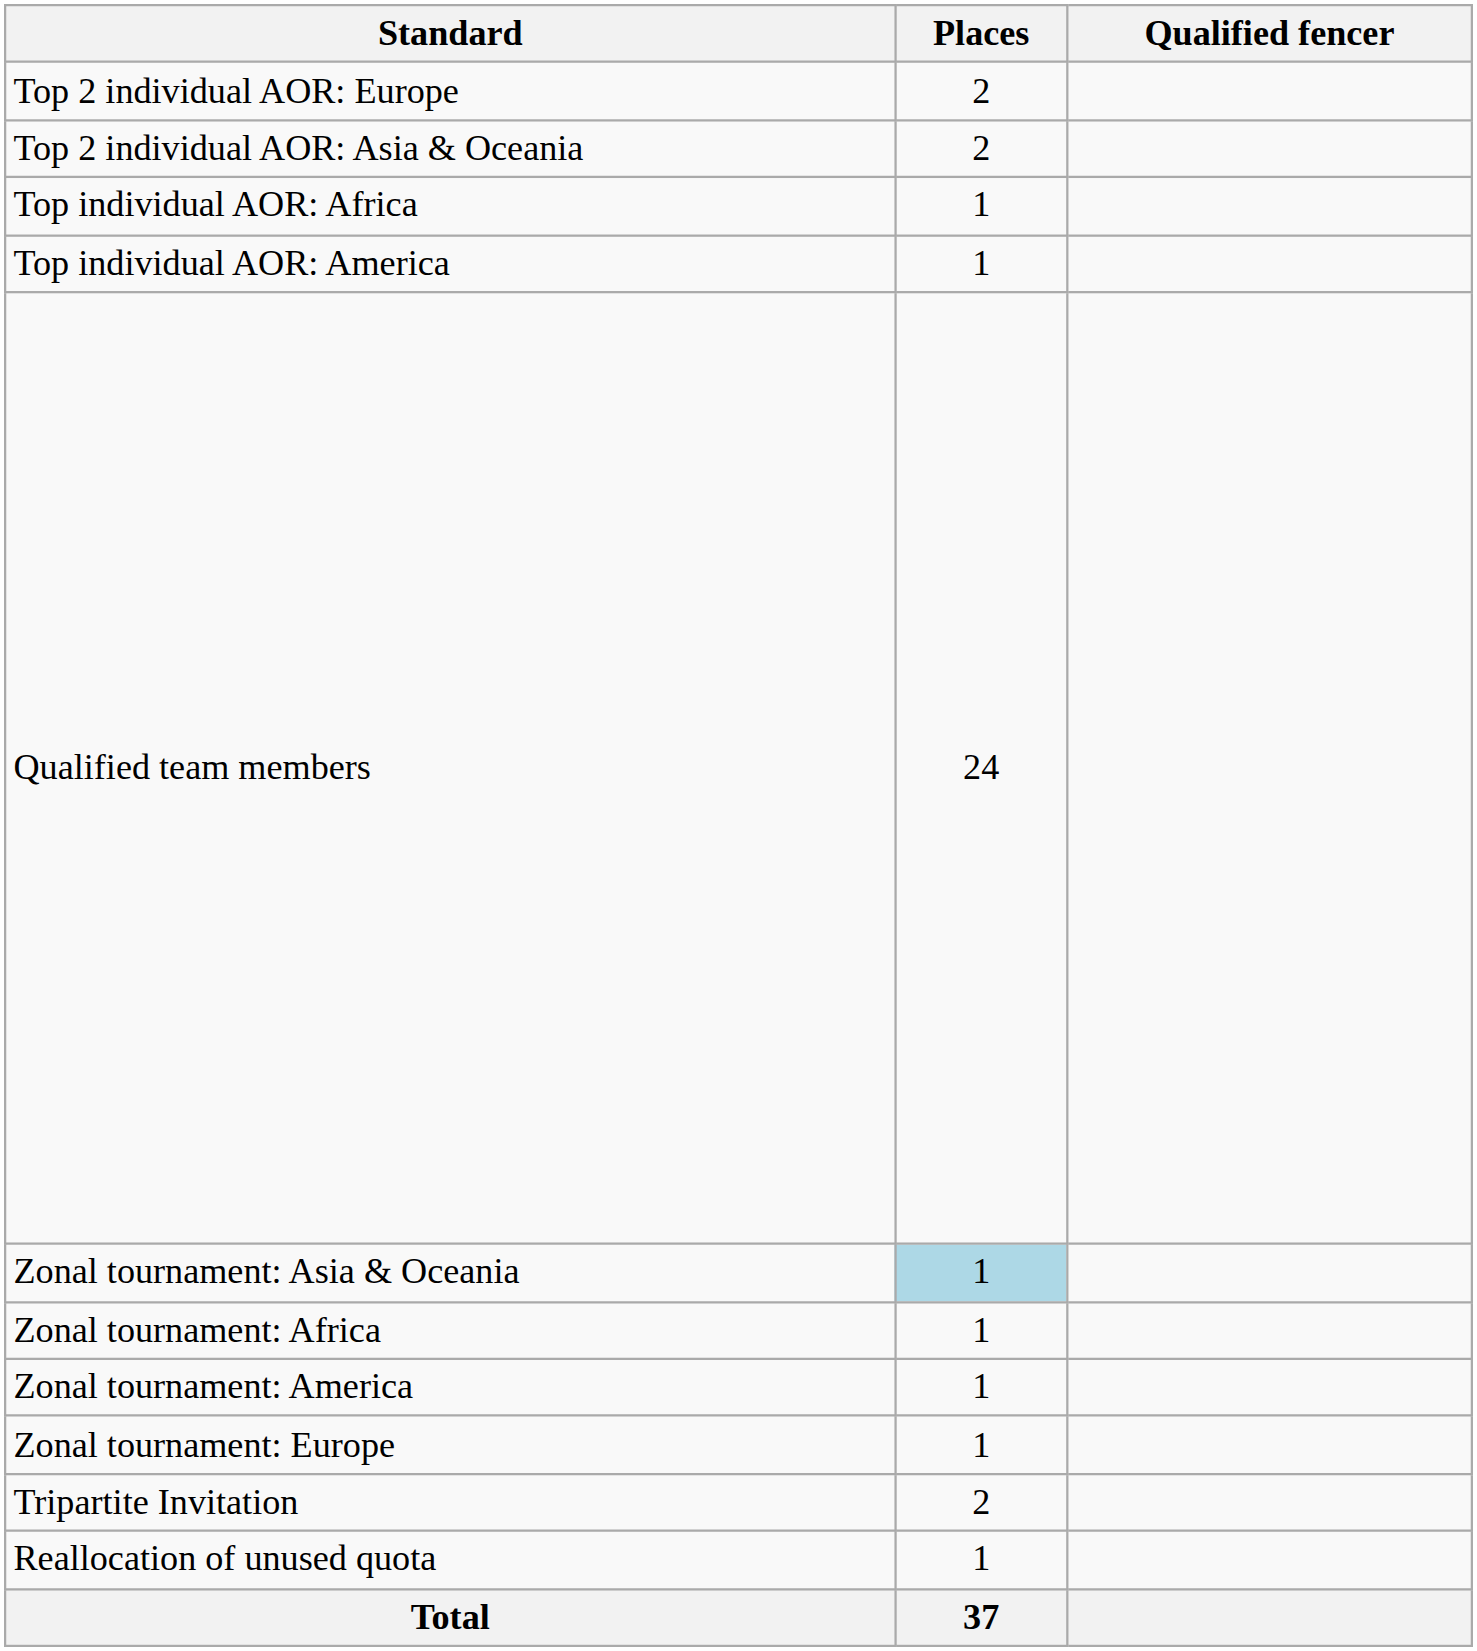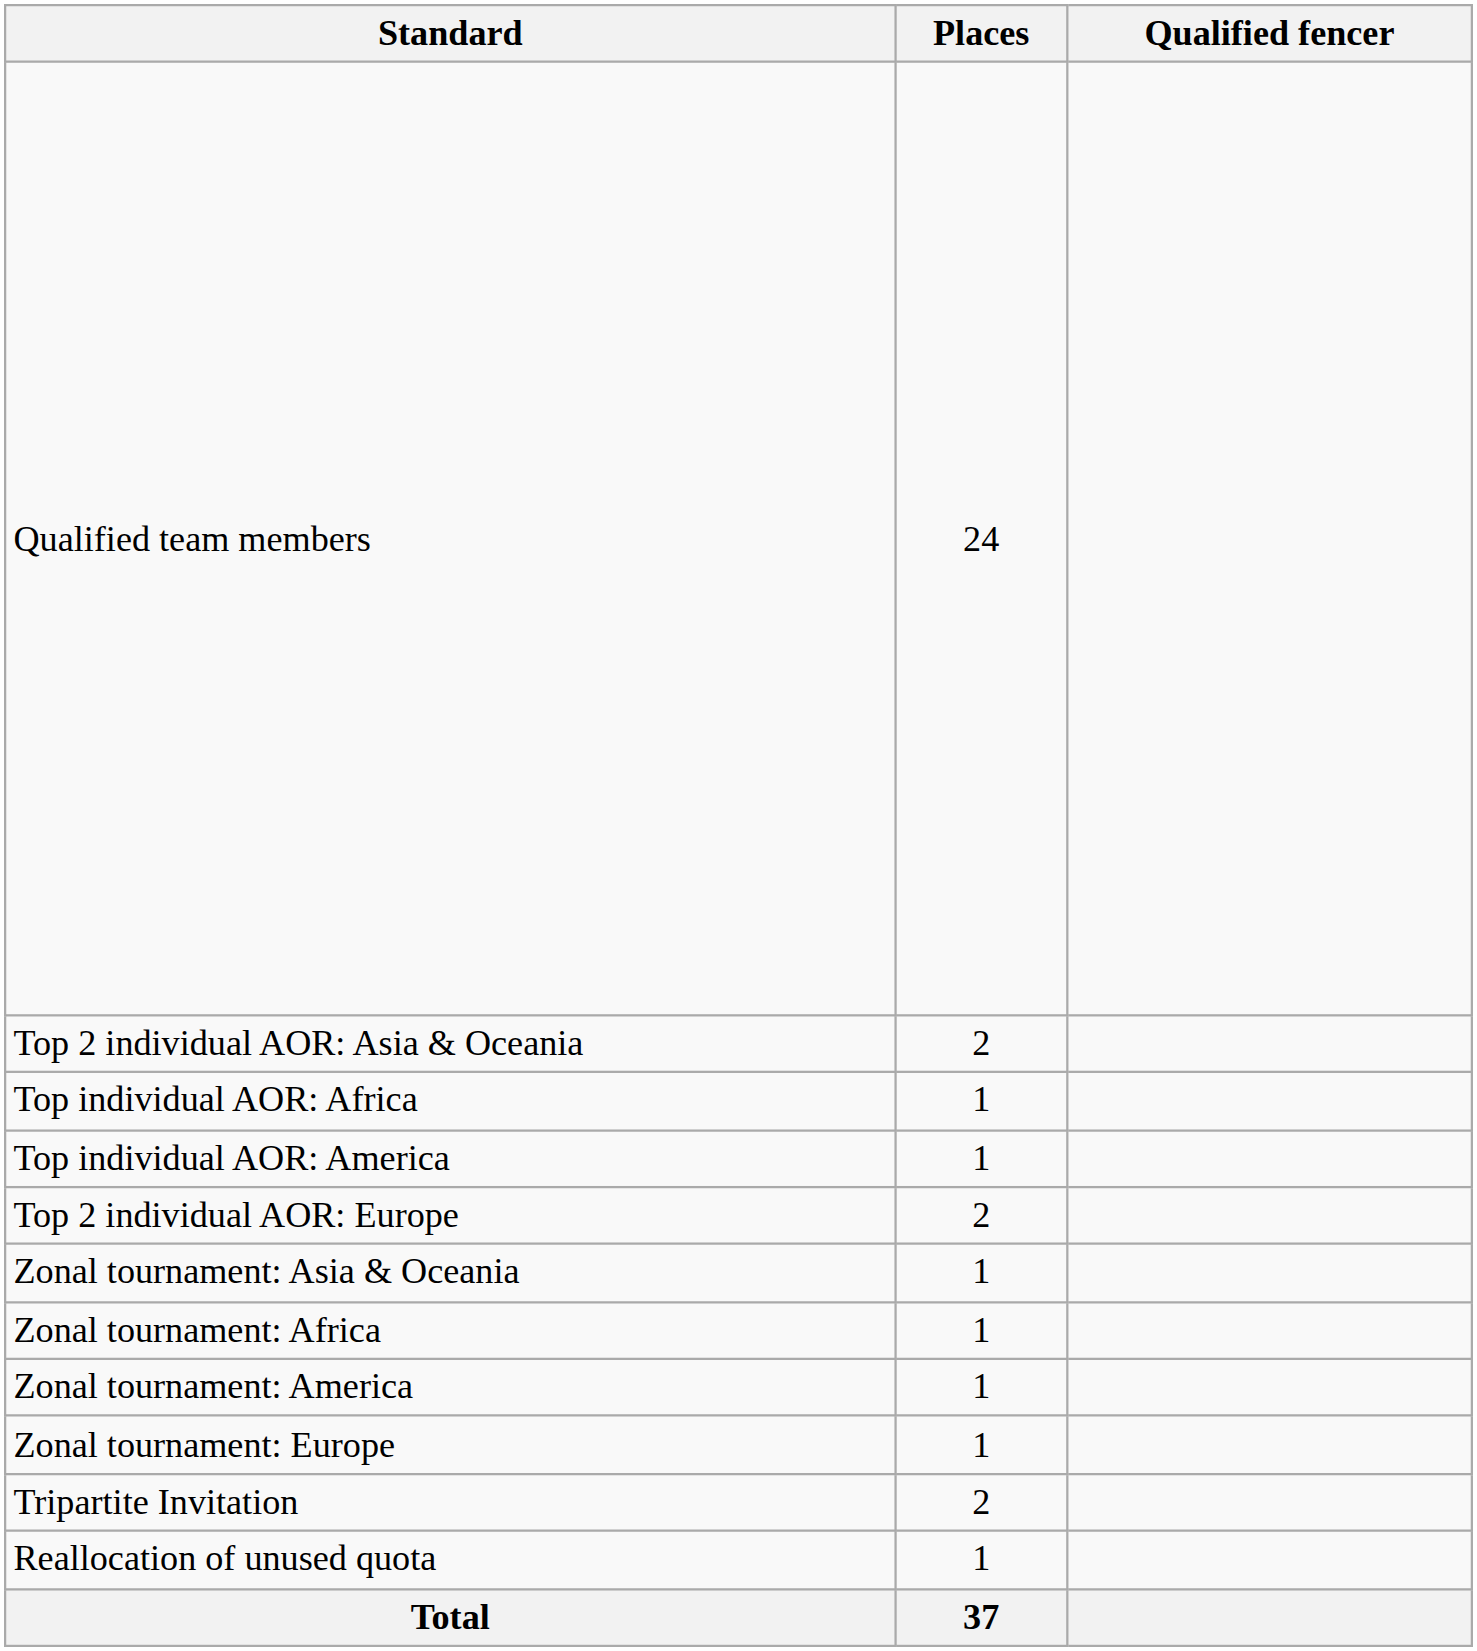rows swapped: (192, 767) <-> (236, 90)
(981, 1272) lightblue background -> (981, 1272) no background
